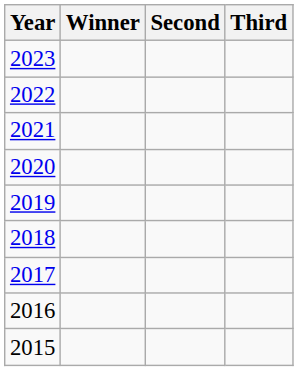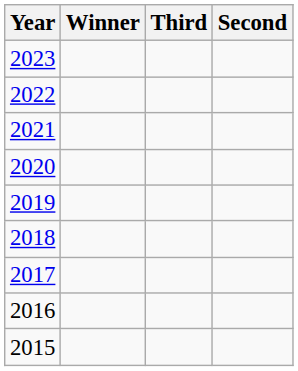columns swapped: (185, 22) <-> (259, 22)
